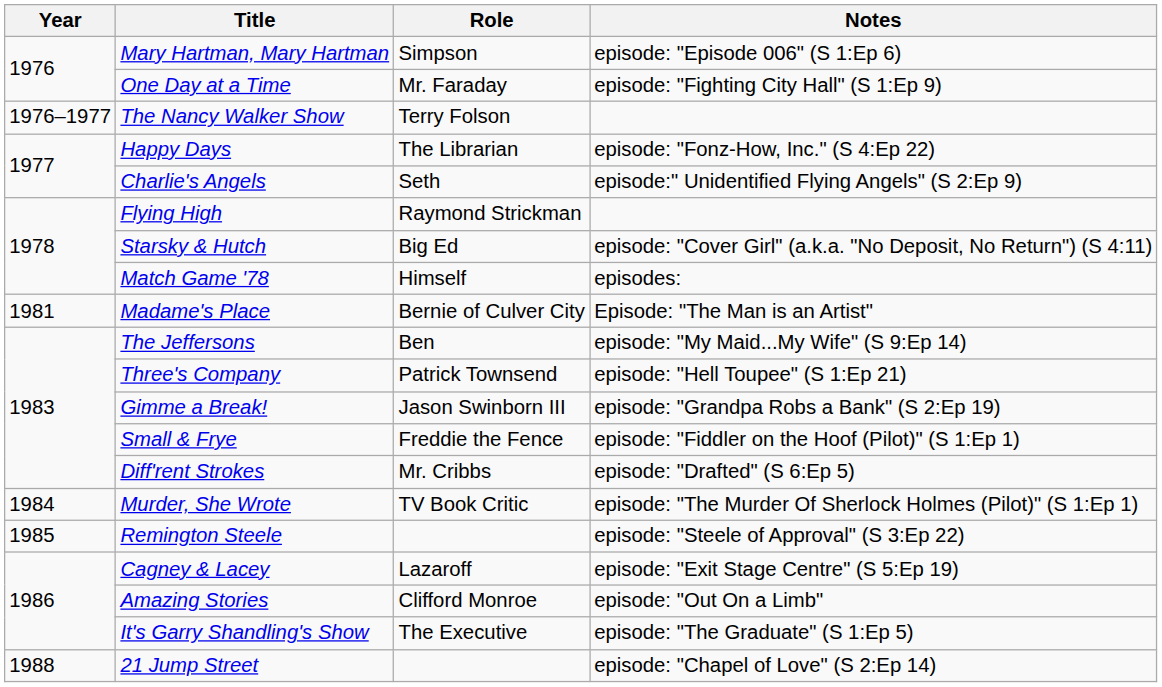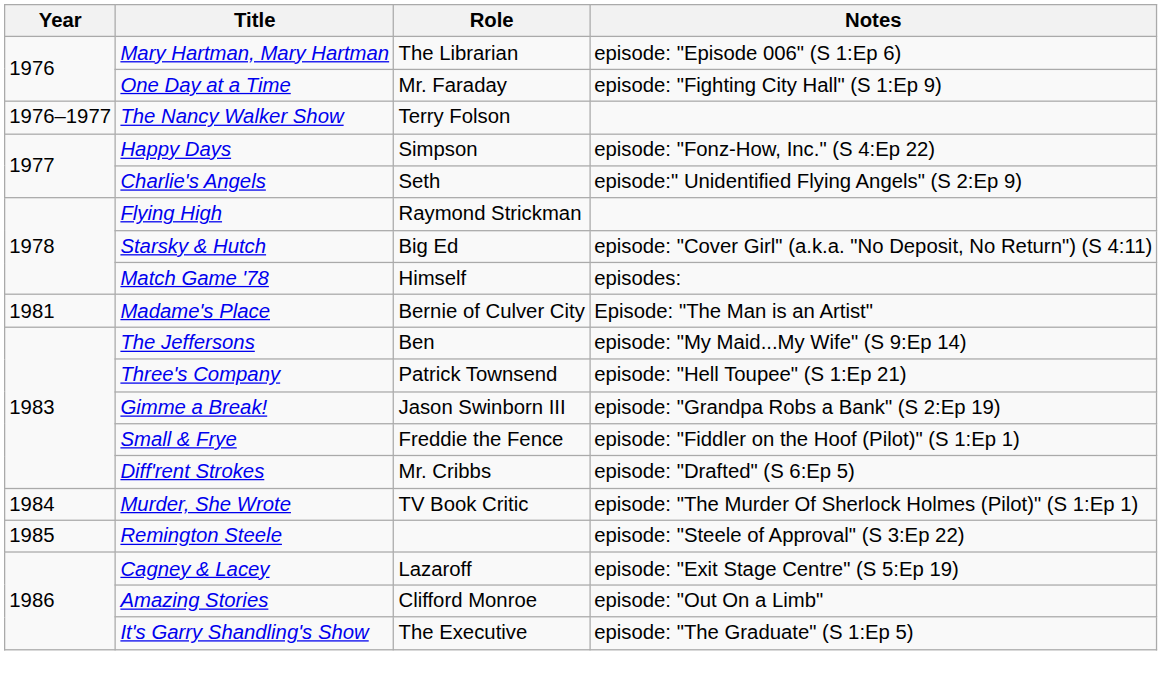(438, 52) Simpson -> (458, 52) The Librarian
(458, 149) The Librarian -> (438, 149) Simpson
- row: (189, 665)
